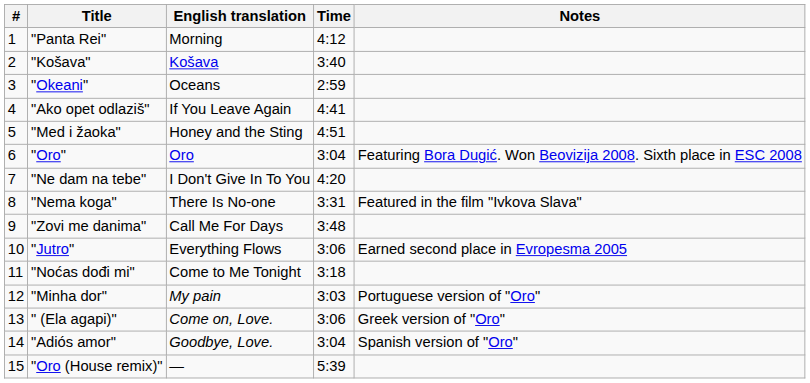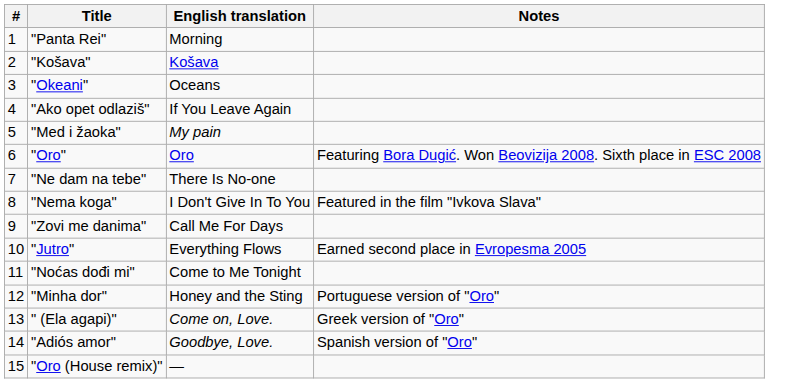- column: (334, 16)
(236, 132) Honey and the Sting -> (195, 132) My pain
(240, 179) I Don't Give In To You -> (222, 179) There Is No-one
(222, 202) There Is No-one -> (240, 202) I Don't Give In To You
(195, 296) My pain -> (236, 296) Honey and the Sting
